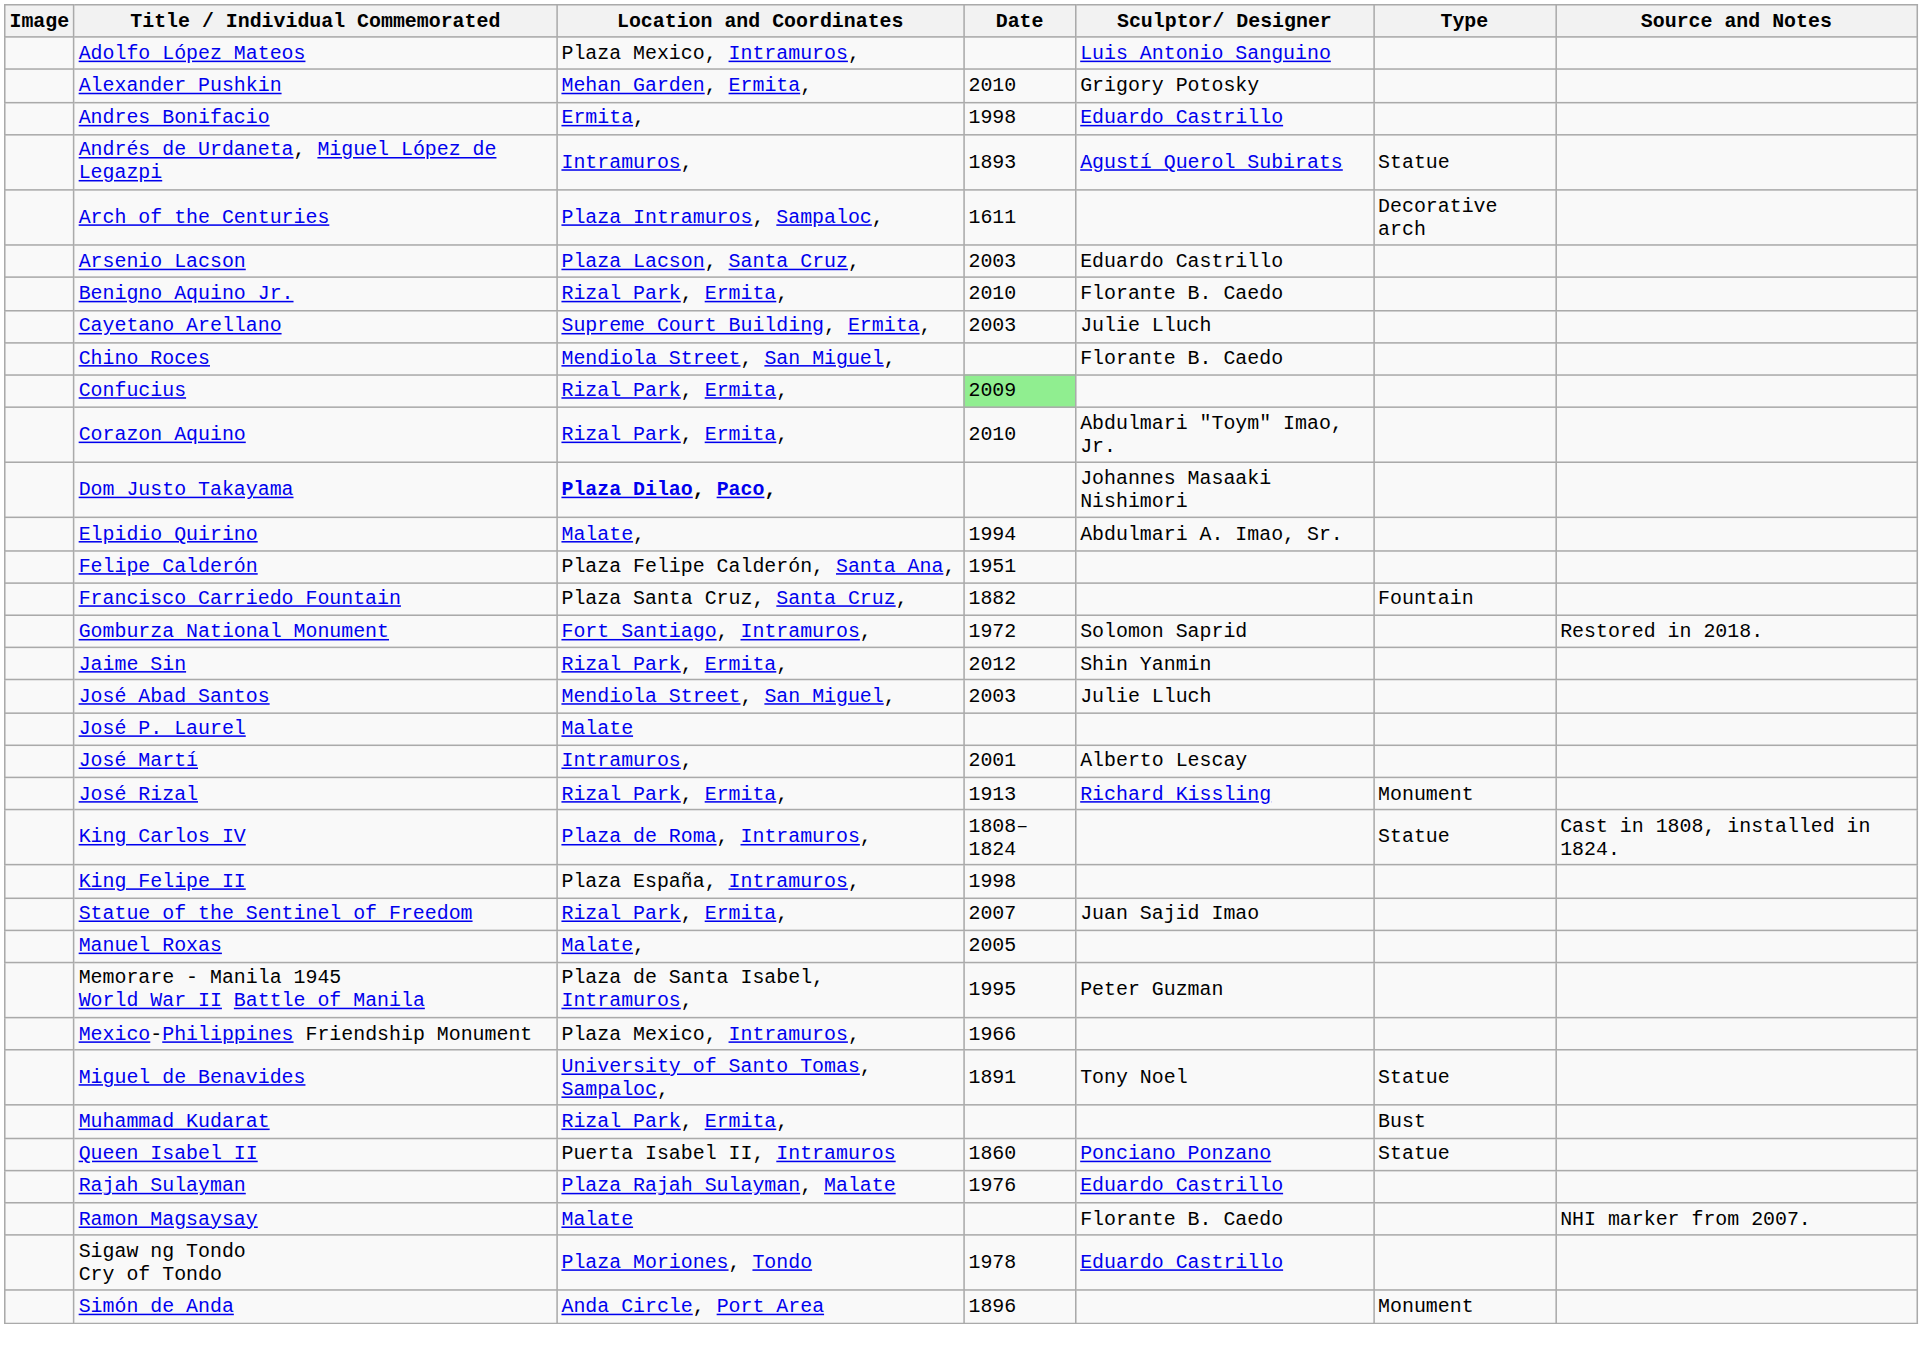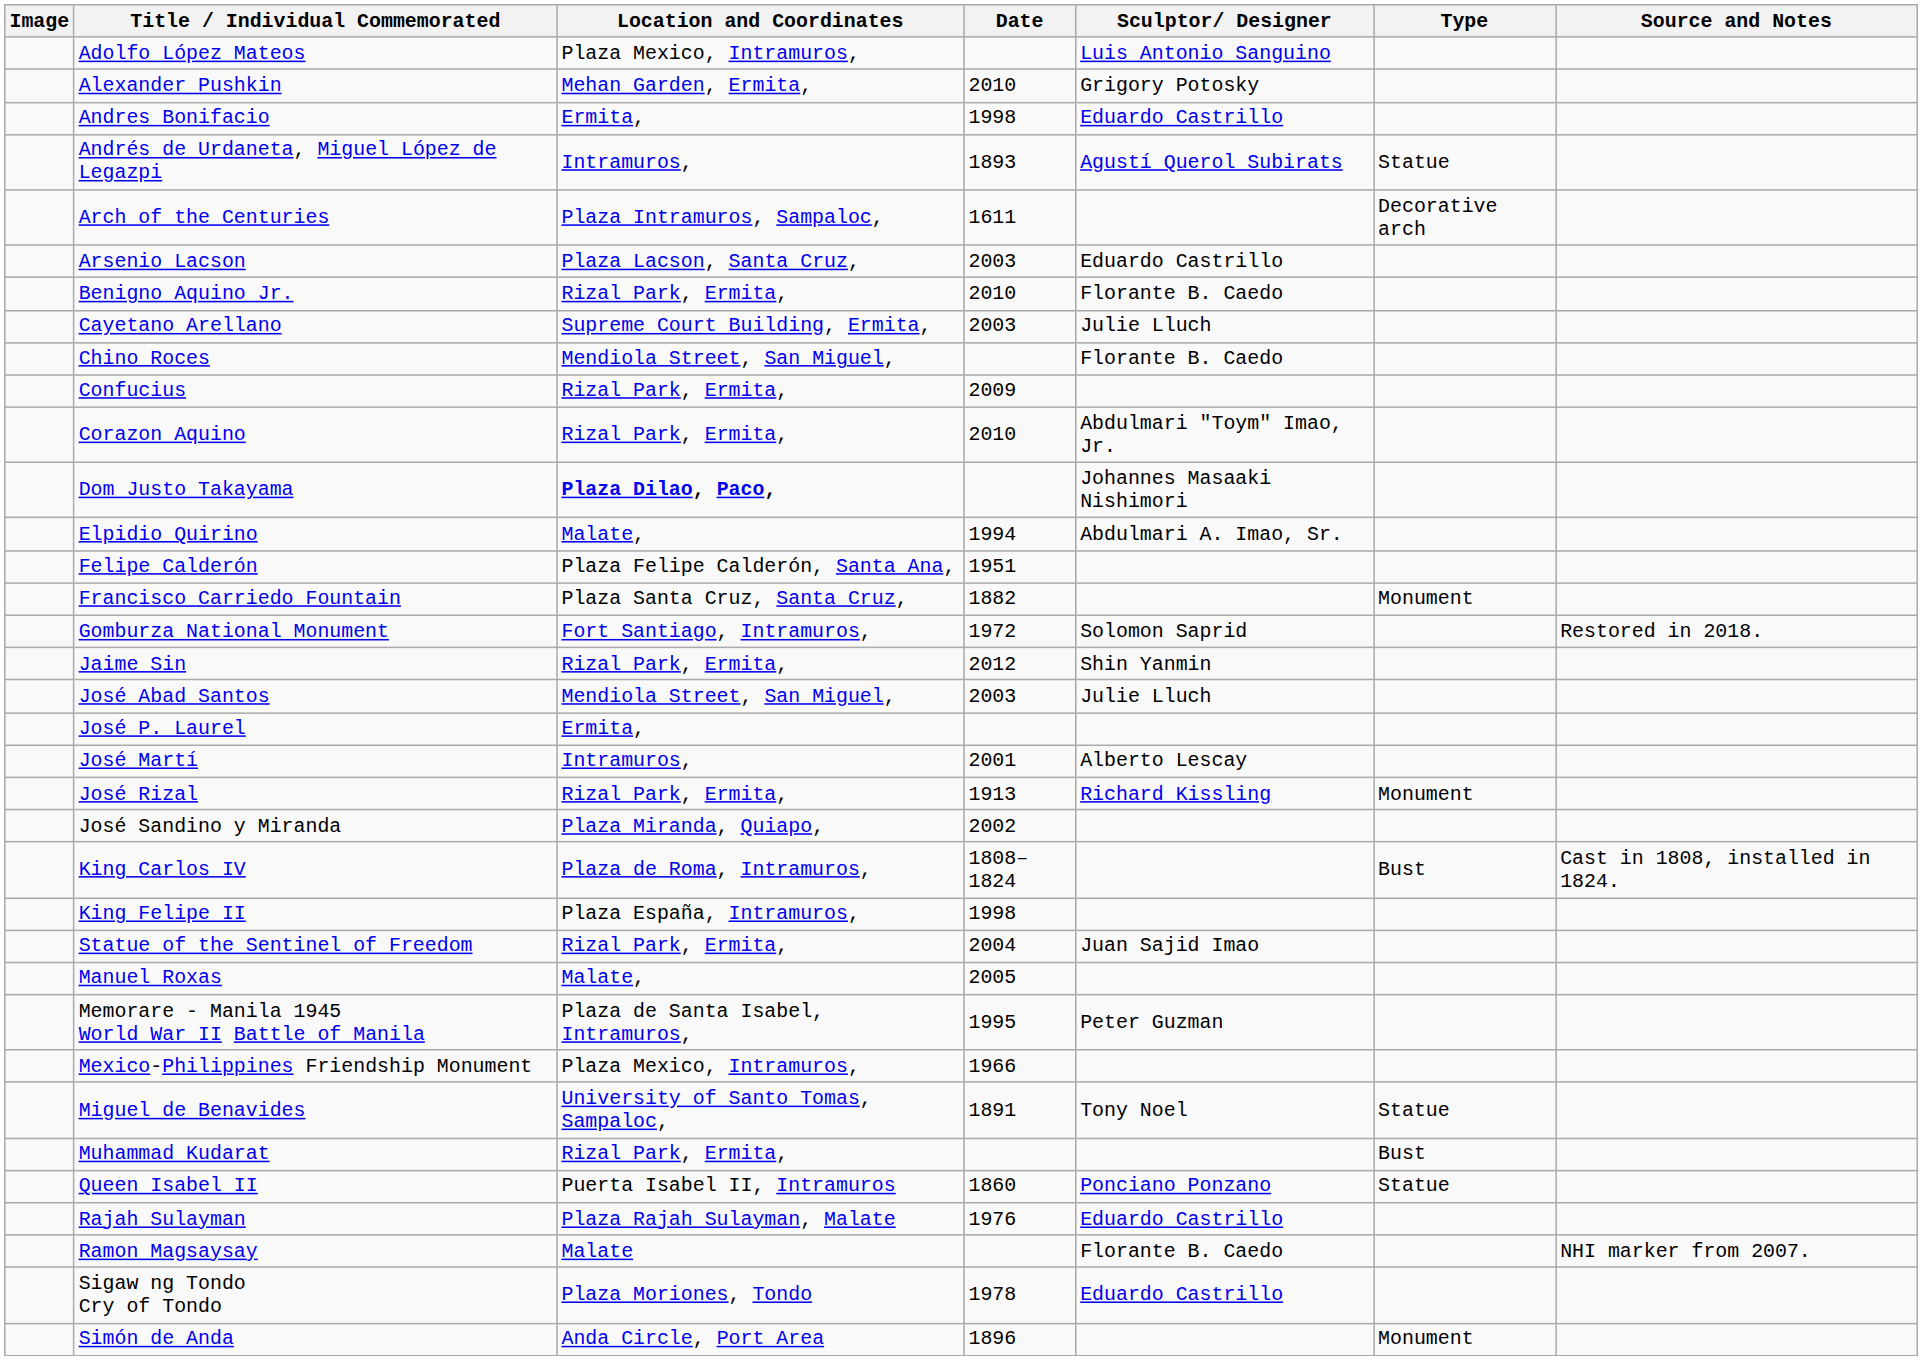(992, 391) lightgreen background -> (992, 391) no background
(1426, 599) Fountain -> (1426, 599) Monument
(597, 729) Malate -> (603, 729) Ermita,
+ row: (210, 826)
(1414, 837) Statue -> (1402, 870) Bust
(992, 914) 2007 -> (992, 946) 2004
